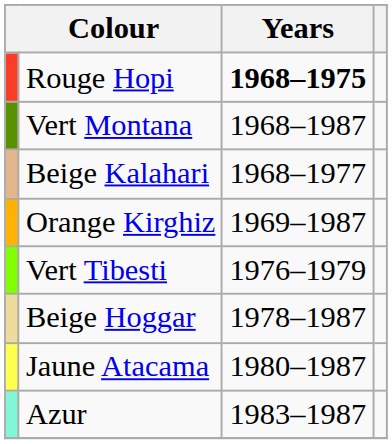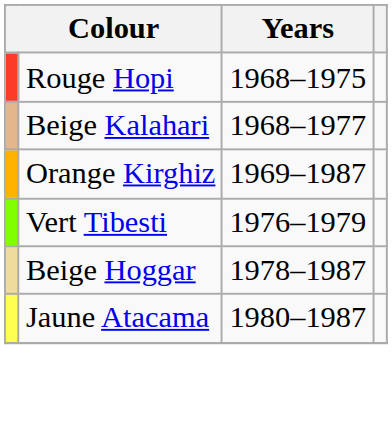(298, 76) bold -> (298, 76) normal
- row: (109, 125)
- row: (56, 414)
